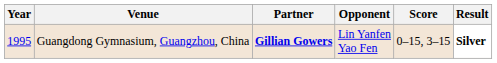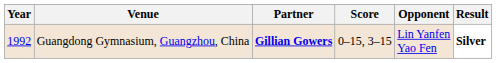columns swapped: (364, 14) <-> (423, 14)
(19, 41) 1995 -> (19, 41) 1992
